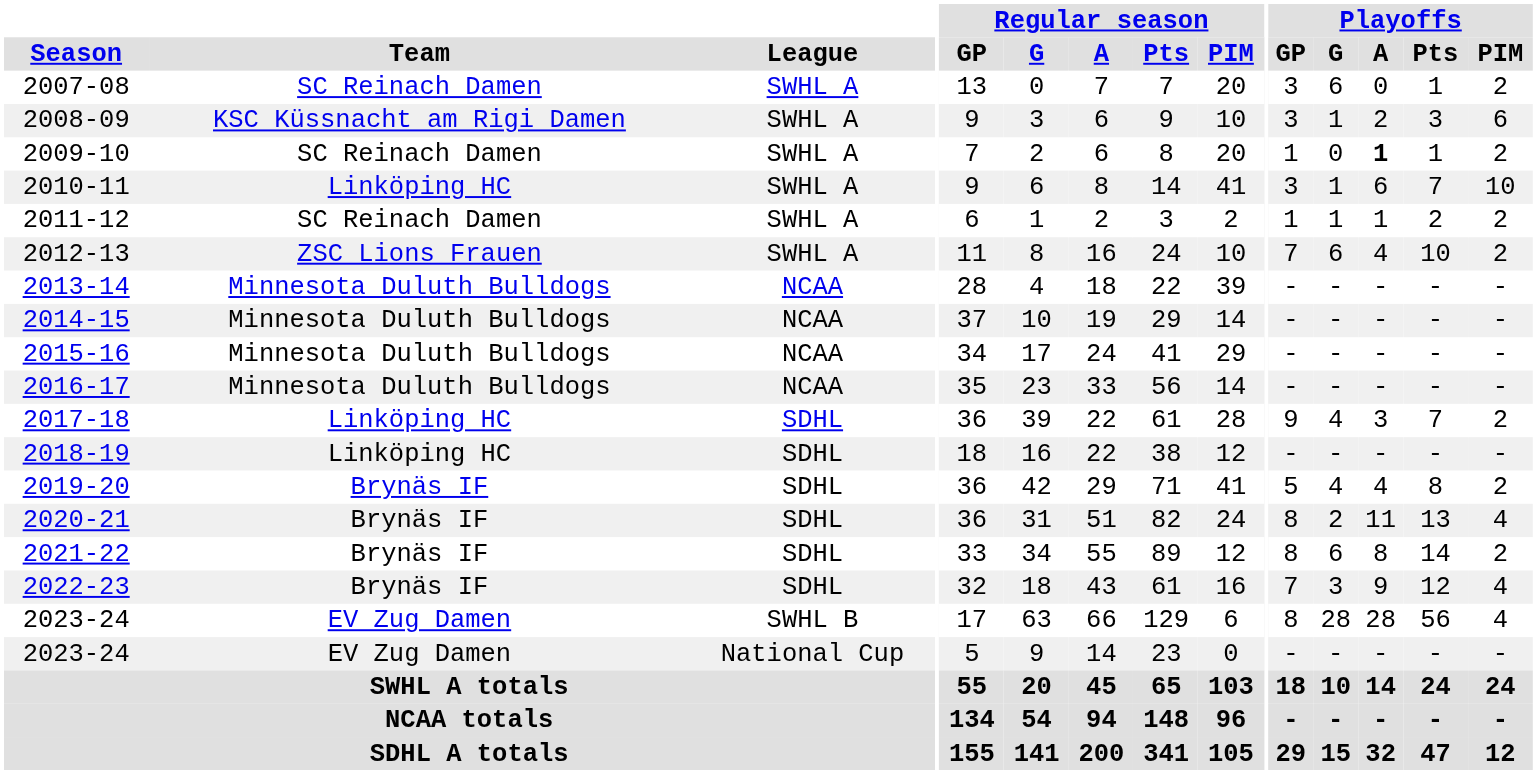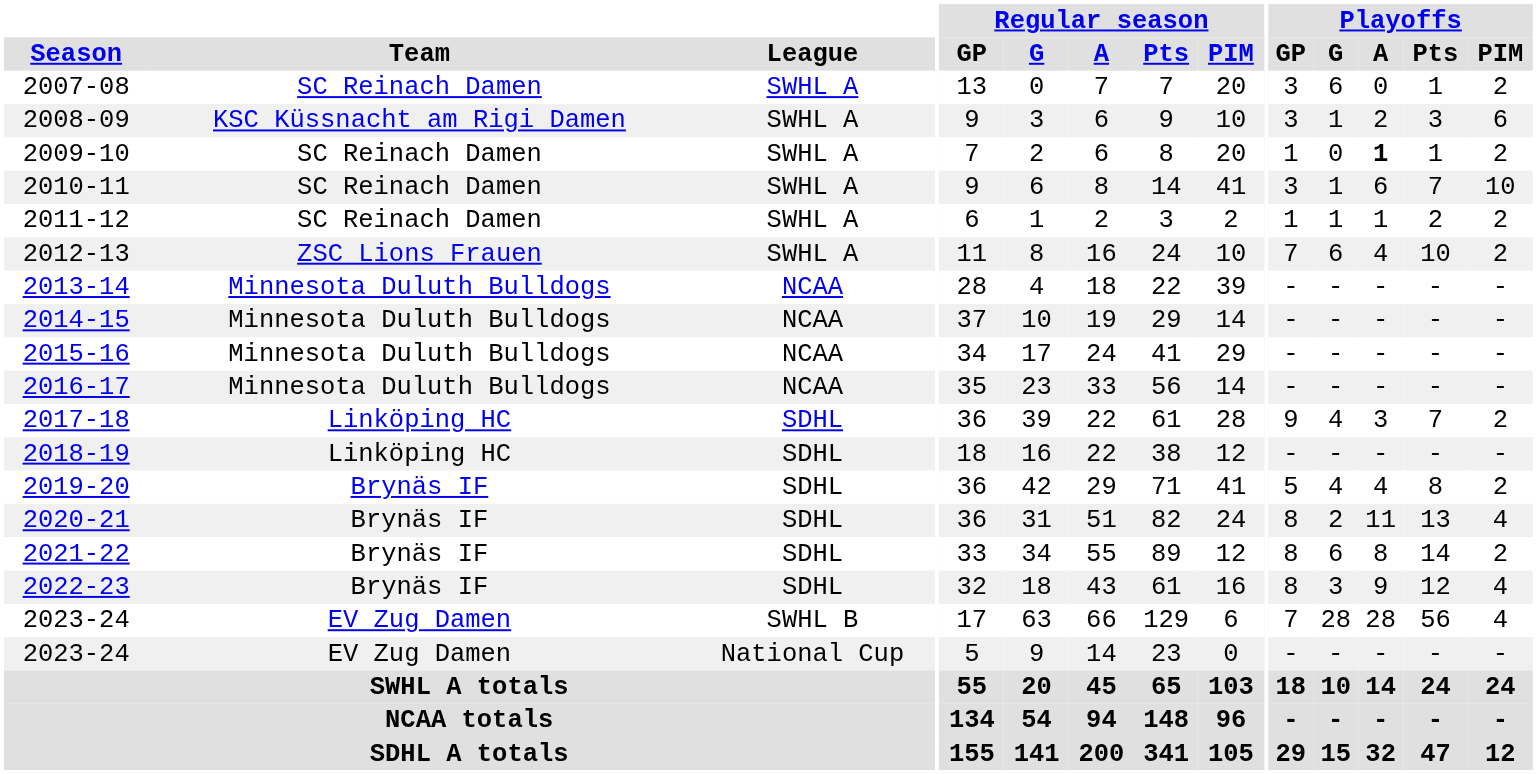(419, 187) Linköping HC -> (419, 187) SC Reinach Damen
(1291, 587) 7 -> (1291, 587) 8
(1291, 620) 8 -> (1291, 620) 7
